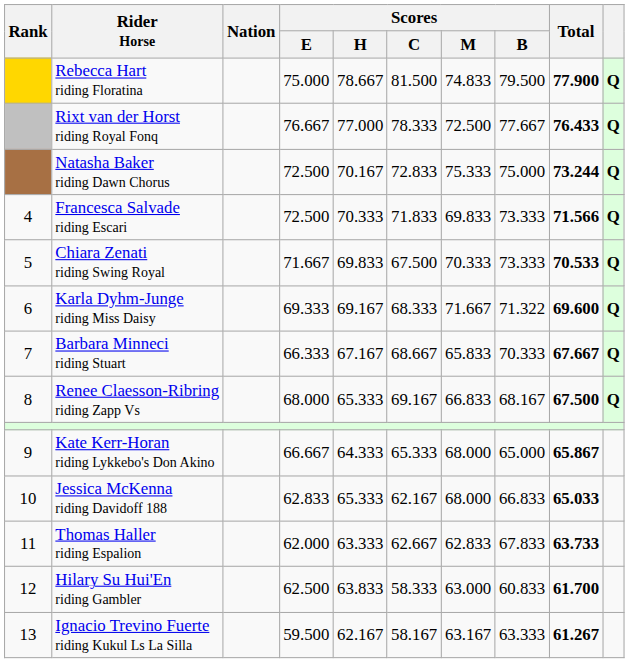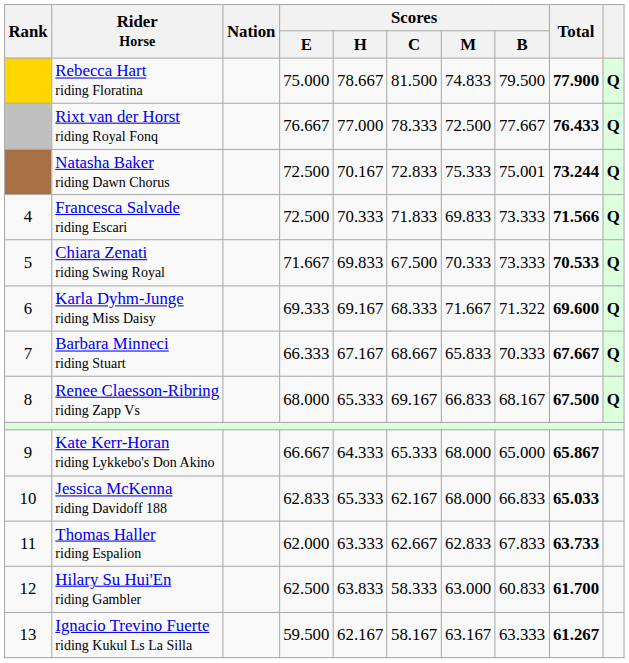(522, 171) 75.000 -> (522, 171) 75.001
